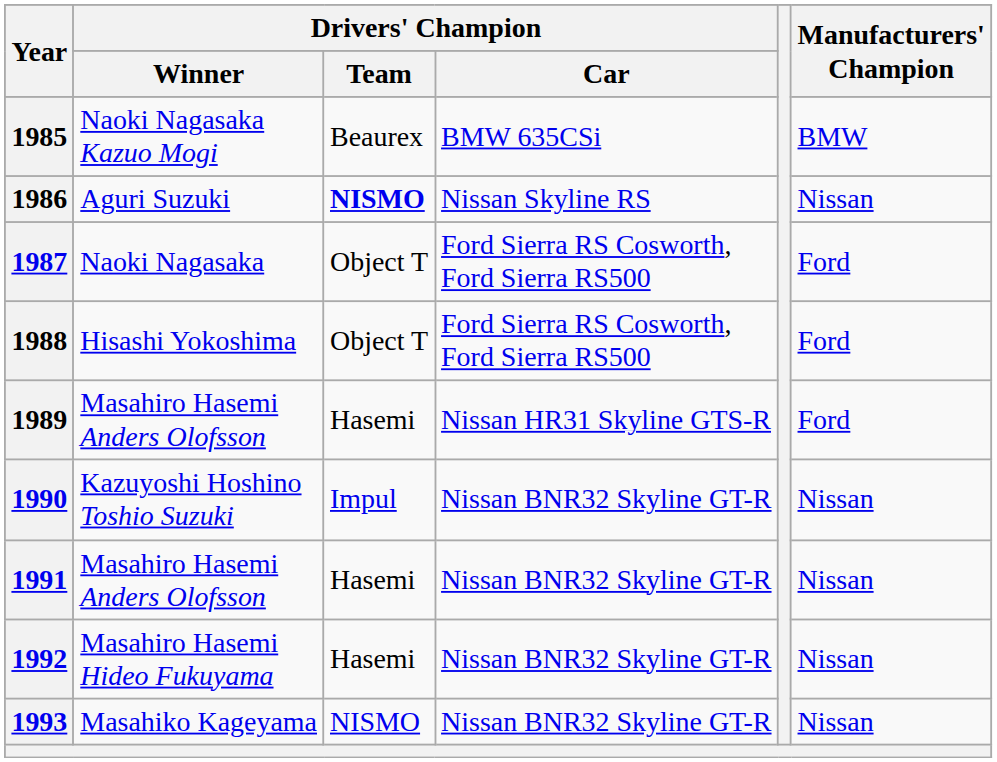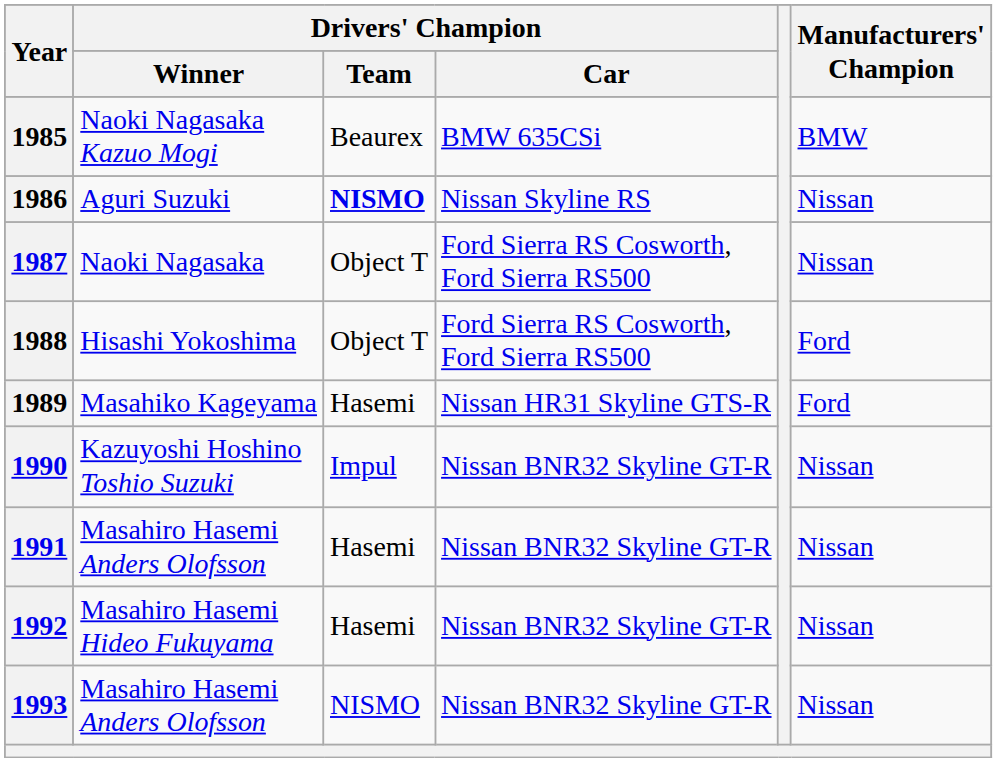(824, 261) Ford -> (836, 261) Nissan
(179, 420) Masahiro Hasemi Anders Olofsson -> (199, 403) Masahiko Kageyama
(199, 720) Masahiko Kageyama -> (179, 704) Masahiro Hasemi Anders Olofsson
